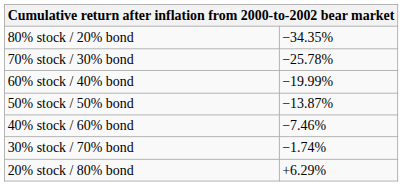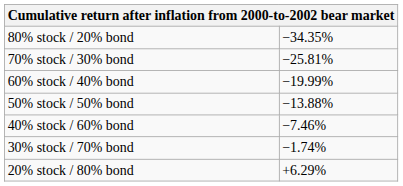(308, 59) −25.78% -> (308, 59) −25.81%
(308, 103) −13.87% -> (308, 103) −13.88%
